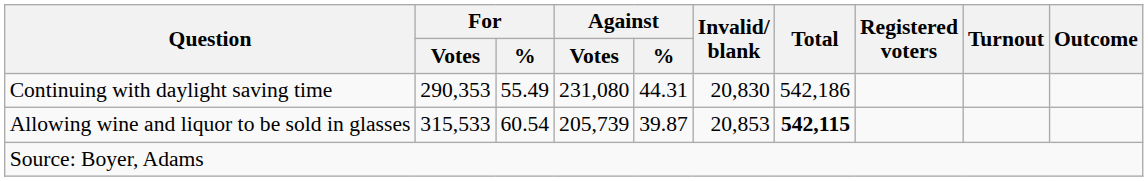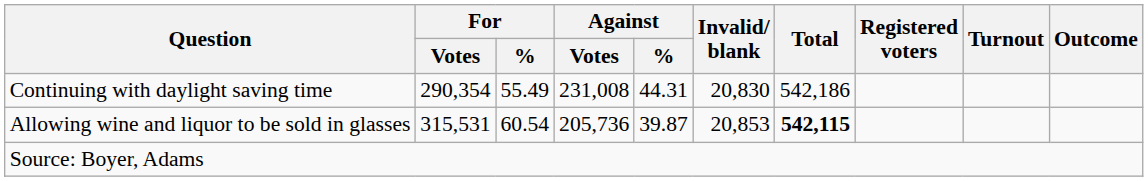(455, 90) 290,353 -> (455, 90) 290,354
(594, 90) 231,080 -> (594, 90) 231,008
(455, 124) 315,533 -> (455, 124) 315,531
(594, 124) 205,739 -> (594, 124) 205,736
